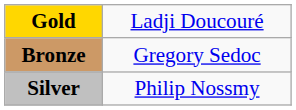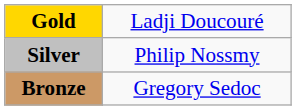rows swapped: (54, 88) <-> (54, 54)
